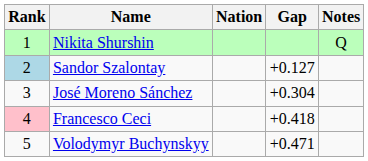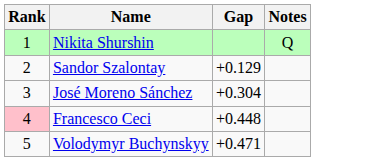- column: (239, 17)
(27, 67) lightblue background -> (27, 67) no background
(292, 67) +0.127 -> (239, 67) +0.129
(292, 118) +0.418 -> (239, 118) +0.448
